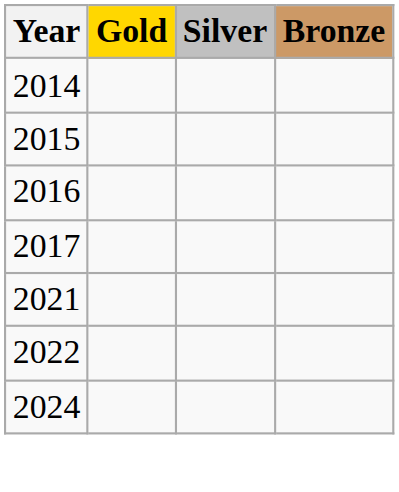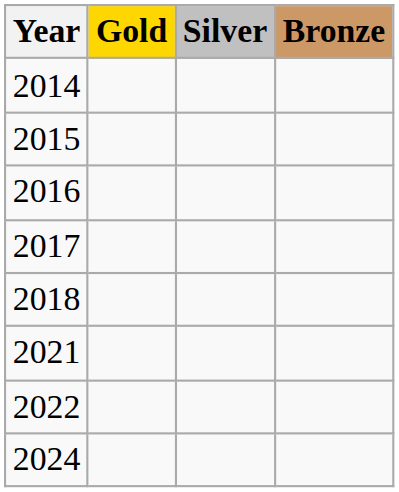+ row: (47, 298)
